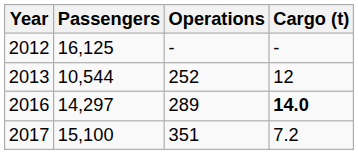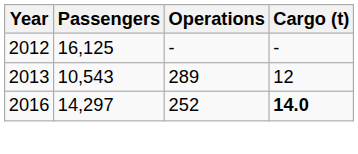(86, 76) 10,544 -> (86, 76) 10,543
(184, 76) 252 -> (184, 76) 289
(184, 105) 289 -> (184, 105) 252
- row: (29, 134)
